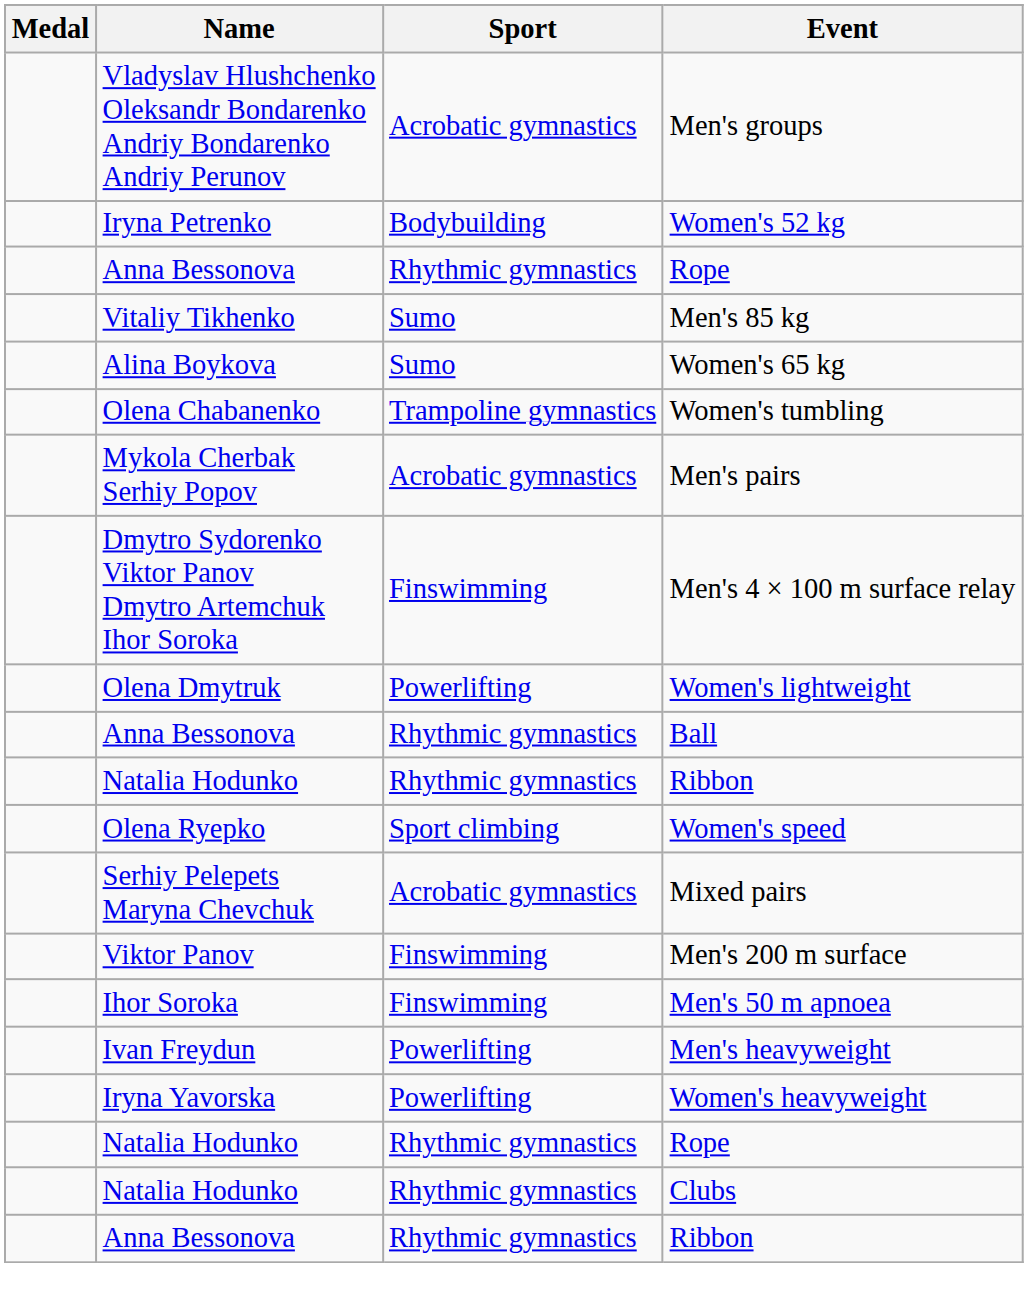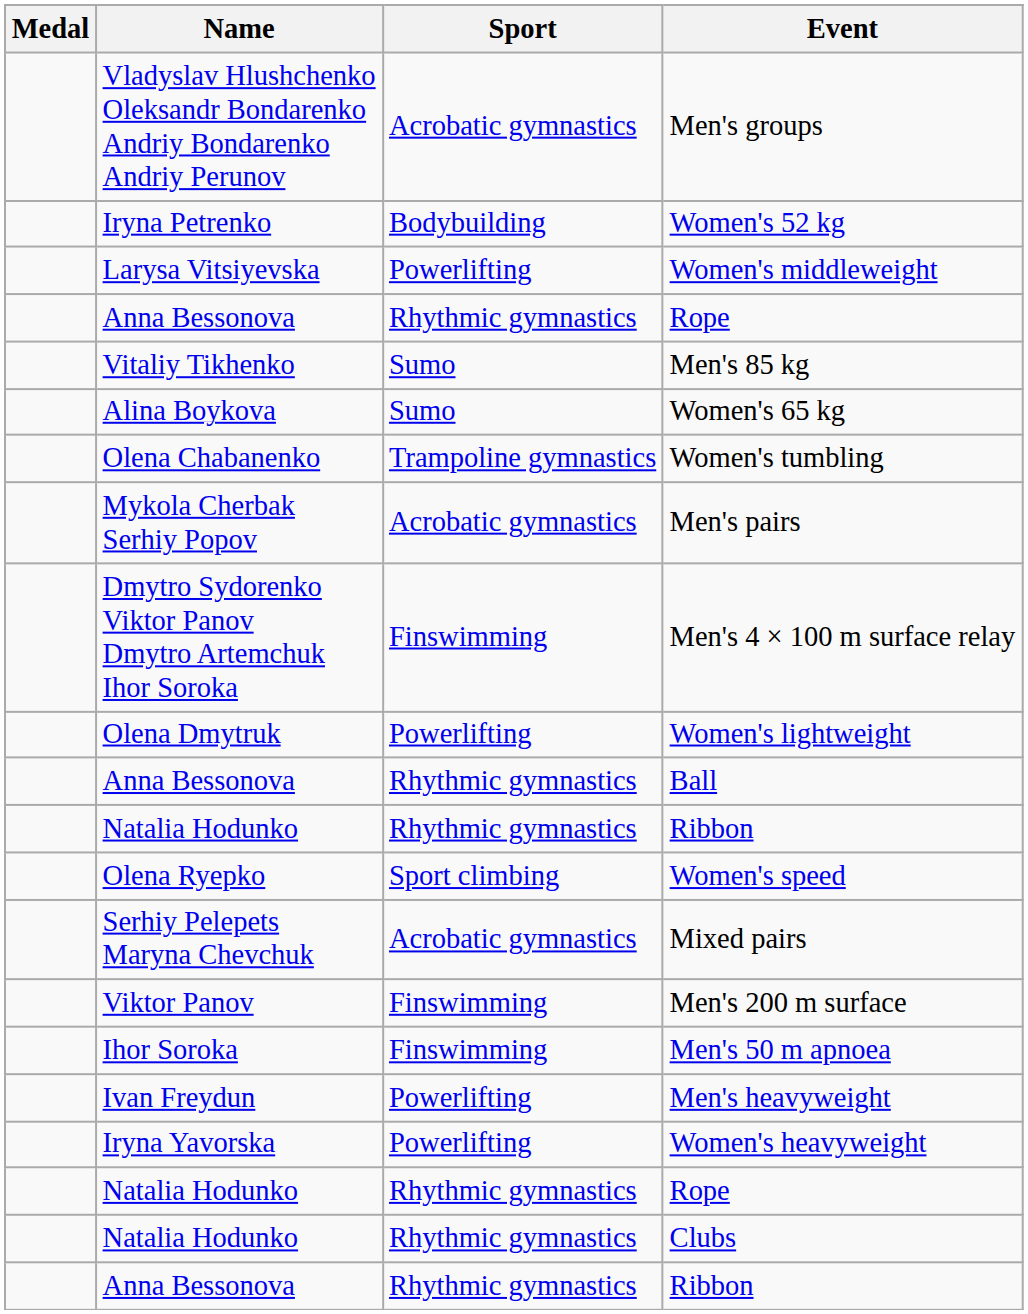+ row: (211, 270)
